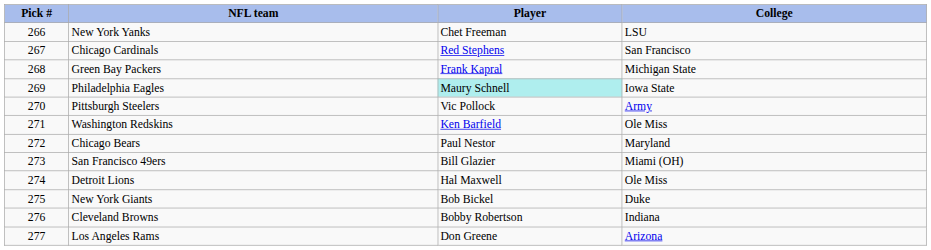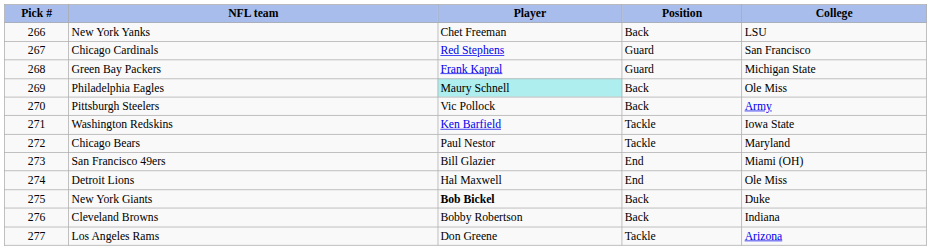+ column: (682, 13)
(650, 87) Iowa State -> (766, 87) Ole Miss
(646, 124) Ole Miss -> (769, 124) Iowa State
(467, 198) normal -> (467, 198) bold
